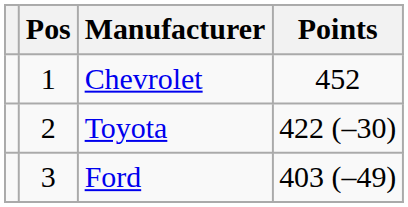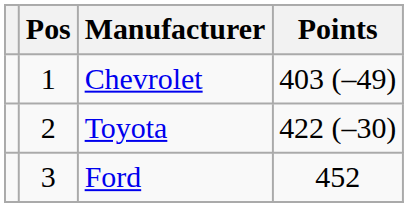(338, 78) 452 -> (338, 78) 403 (–49)
(338, 177) 403 (–49) -> (338, 177) 452
